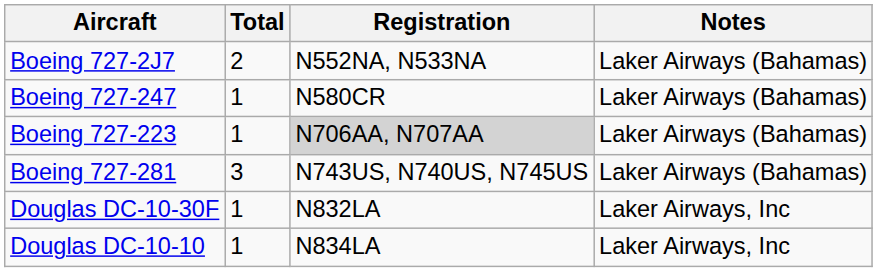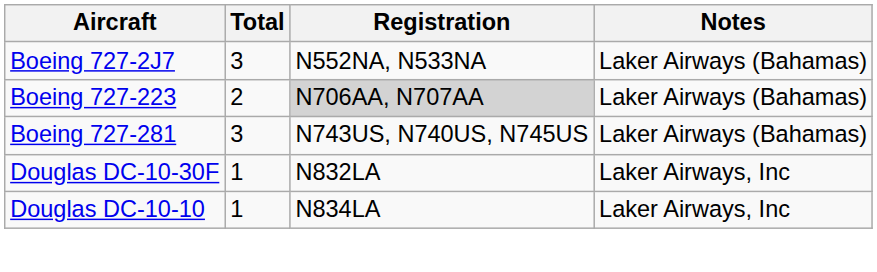(237, 60) 2 -> (237, 60) 3
- row: (93, 97)
(237, 135) 1 -> (237, 97) 2
